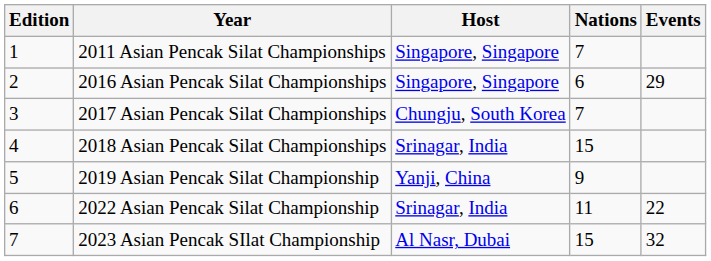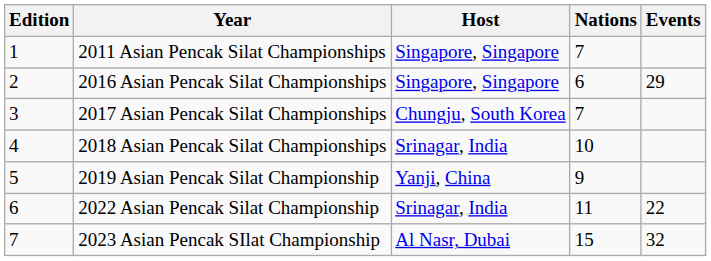(584, 145) 15 -> (584, 145) 10
